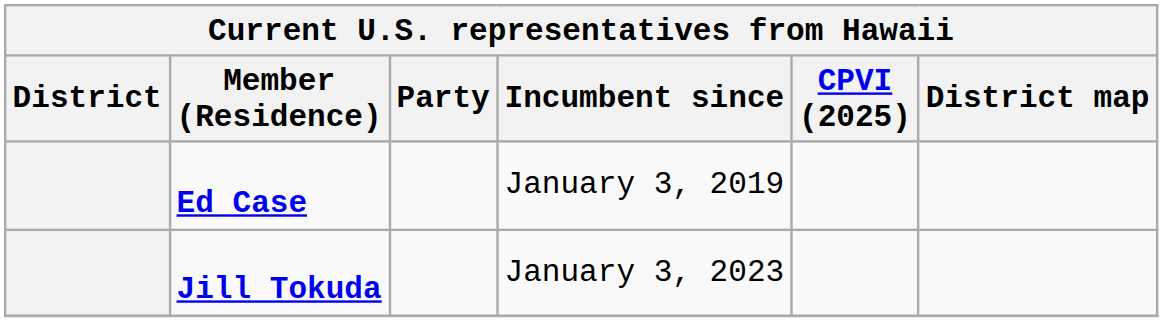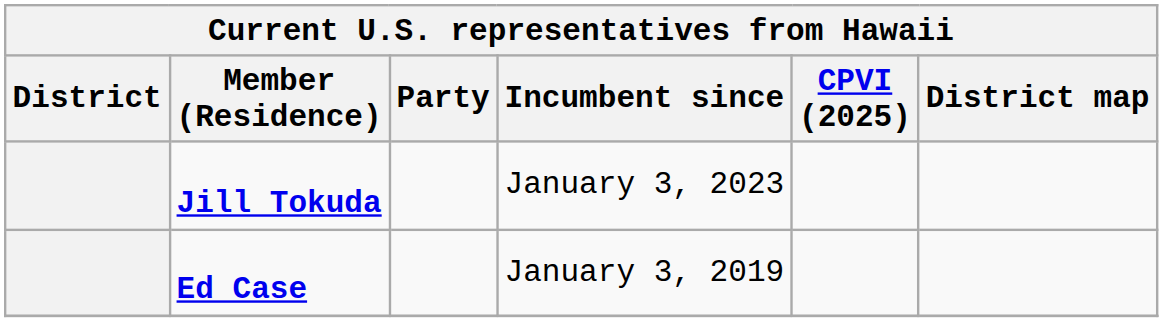rows swapped: (242, 203) <-> (279, 290)
